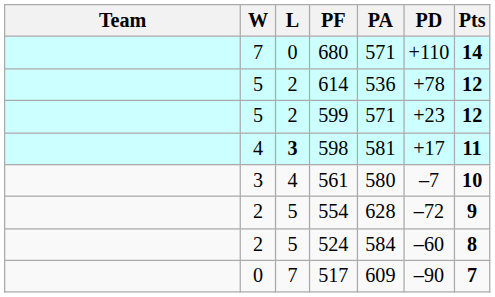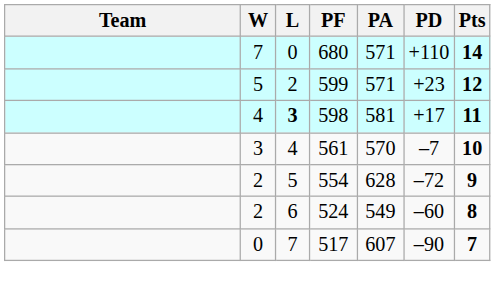- row: (333, 84)
(380, 180) 580 -> (380, 148) 570
(292, 244) 5 -> (292, 212) 6
(380, 244) 584 -> (380, 212) 549
(380, 276) 609 -> (380, 244) 607
